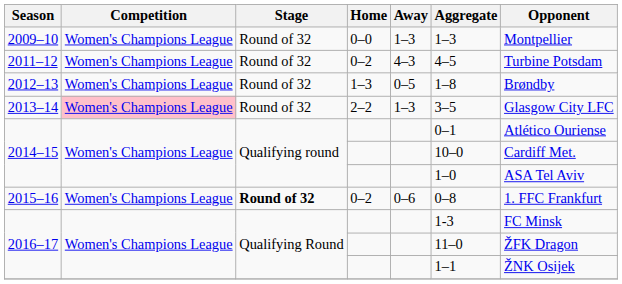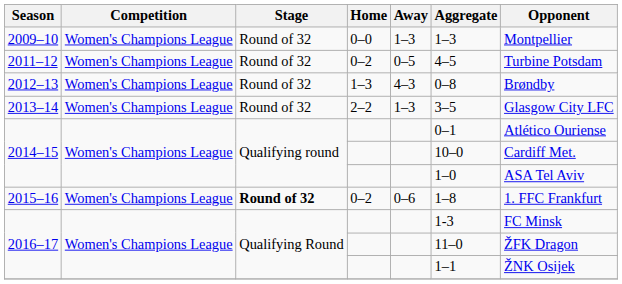(405, 61) 4–3 -> (405, 61) 0–5
(405, 84) 0–5 -> (405, 84) 4–3
(445, 84) 1–8 -> (445, 84) 0–8
(149, 107) pink background -> (149, 107) no background
(445, 198) 0–8 -> (445, 198) 1–8
